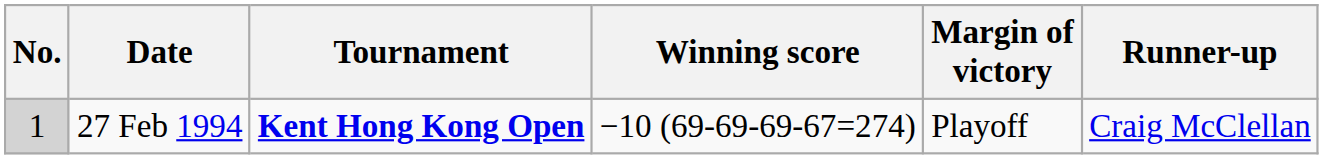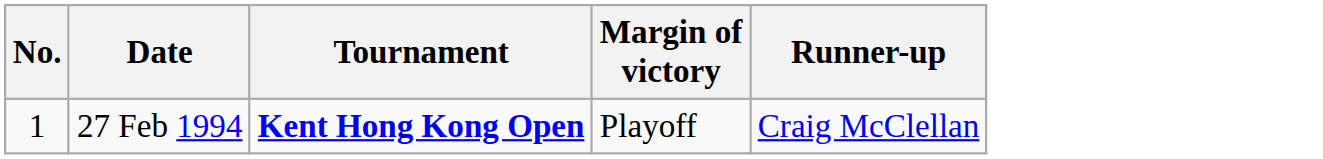- column: (758, 51)
(37, 125) lightgrey background -> (37, 125) no background
